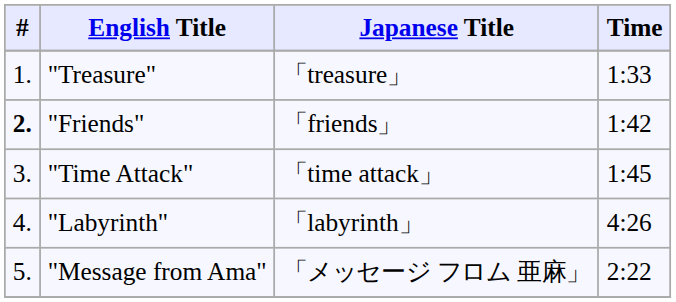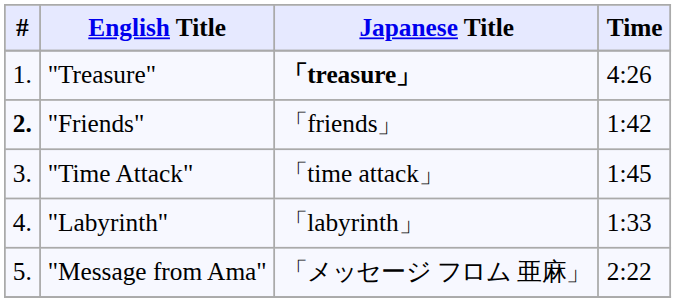(347, 75) normal -> (352, 75) bold
(629, 75) 1:33 -> (629, 75) 4:26
(629, 223) 4:26 -> (629, 223) 1:33
